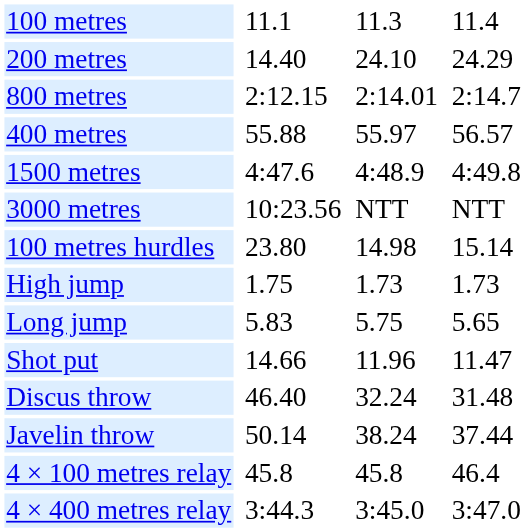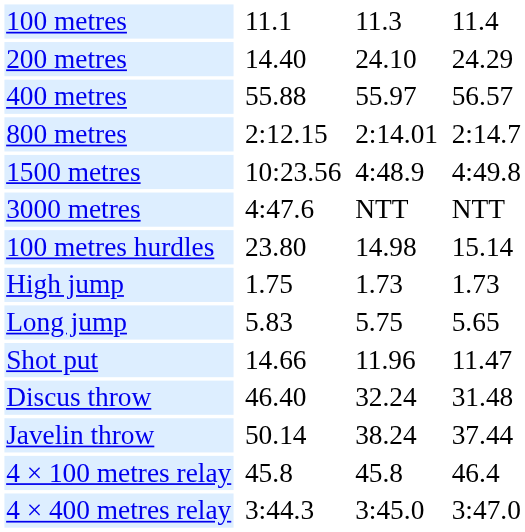rows swapped: (67, 134) <-> (67, 96)
(280, 171) 4:47.6 -> (293, 171) 10:23.56
(293, 209) 10:23.56 -> (280, 209) 4:47.6
